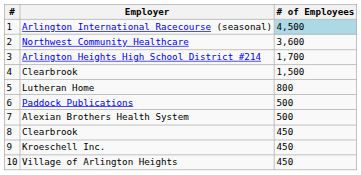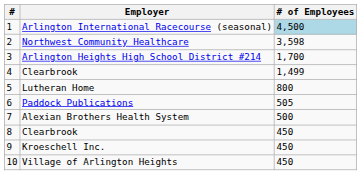(290, 42) 3,600 -> (290, 42) 3,598
(290, 72) 1,500 -> (290, 72) 1,499
(285, 102) 500 -> (285, 102) 505
